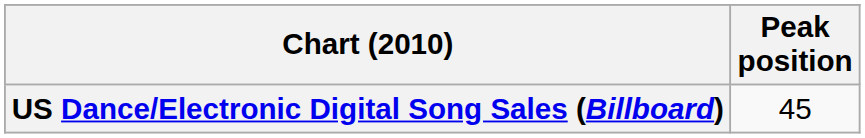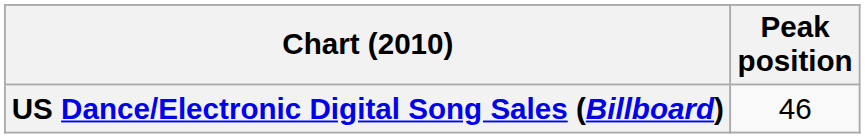(795, 108) 45 -> (795, 108) 46
